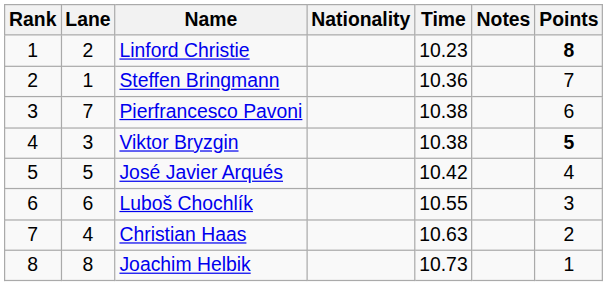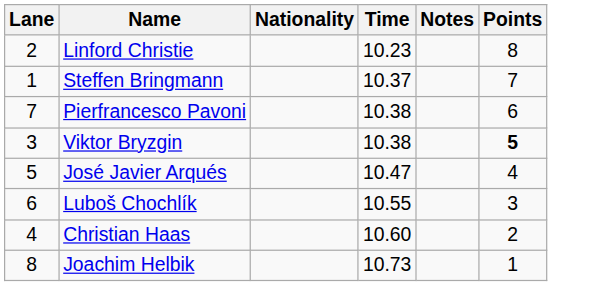- column: (33, 19)
(569, 50) bold -> (513, 50) normal
(443, 81) 10.36 -> (387, 81) 10.37
(443, 173) 10.42 -> (387, 173) 10.47
(443, 234) 10.63 -> (387, 234) 10.60
